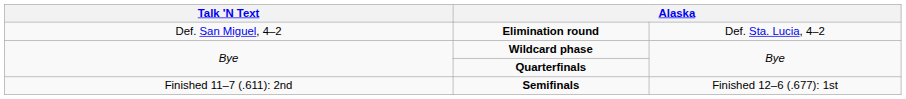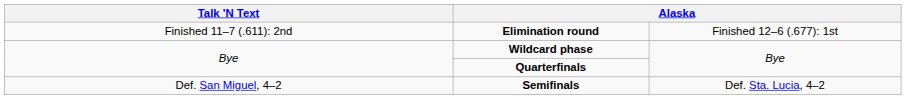(229, 31) Def. San Miguel, 4–2 -> (229, 31) Finished 11–7 (.611): 2nd
(775, 31) Def. Sta. Lucia, 4–2 -> (775, 31) Finished 12–6 (.677): 1st
(229, 85) Finished 11–7 (.611): 2nd -> (229, 85) Def. San Miguel, 4–2
(775, 85) Finished 12–6 (.677): 1st -> (775, 85) Def. Sta. Lucia, 4–2
